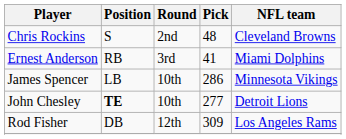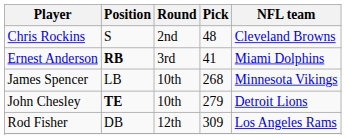(113, 58) normal -> (114, 58) bold
(213, 79) 286 -> (213, 79) 268
(213, 101) 277 -> (213, 101) 279
